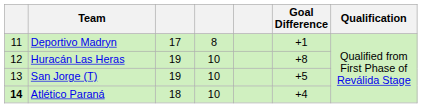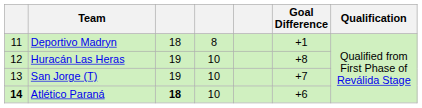(175, 42) 17 -> (175, 42) 18
(301, 77) +5 -> (301, 77) +7
(175, 94) normal -> (175, 94) bold
(301, 94) +4 -> (301, 94) +6
